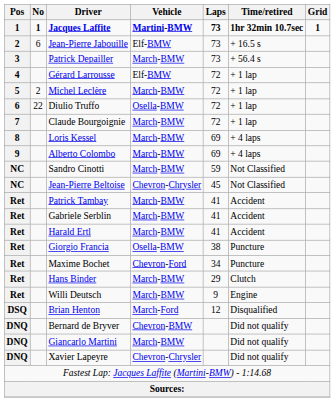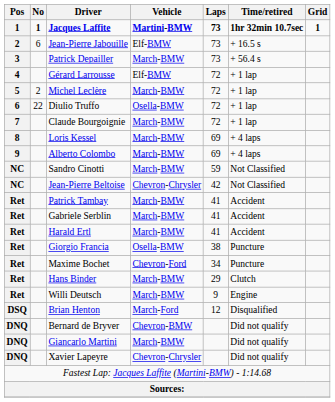(216, 184) 45 -> (216, 184) 42
